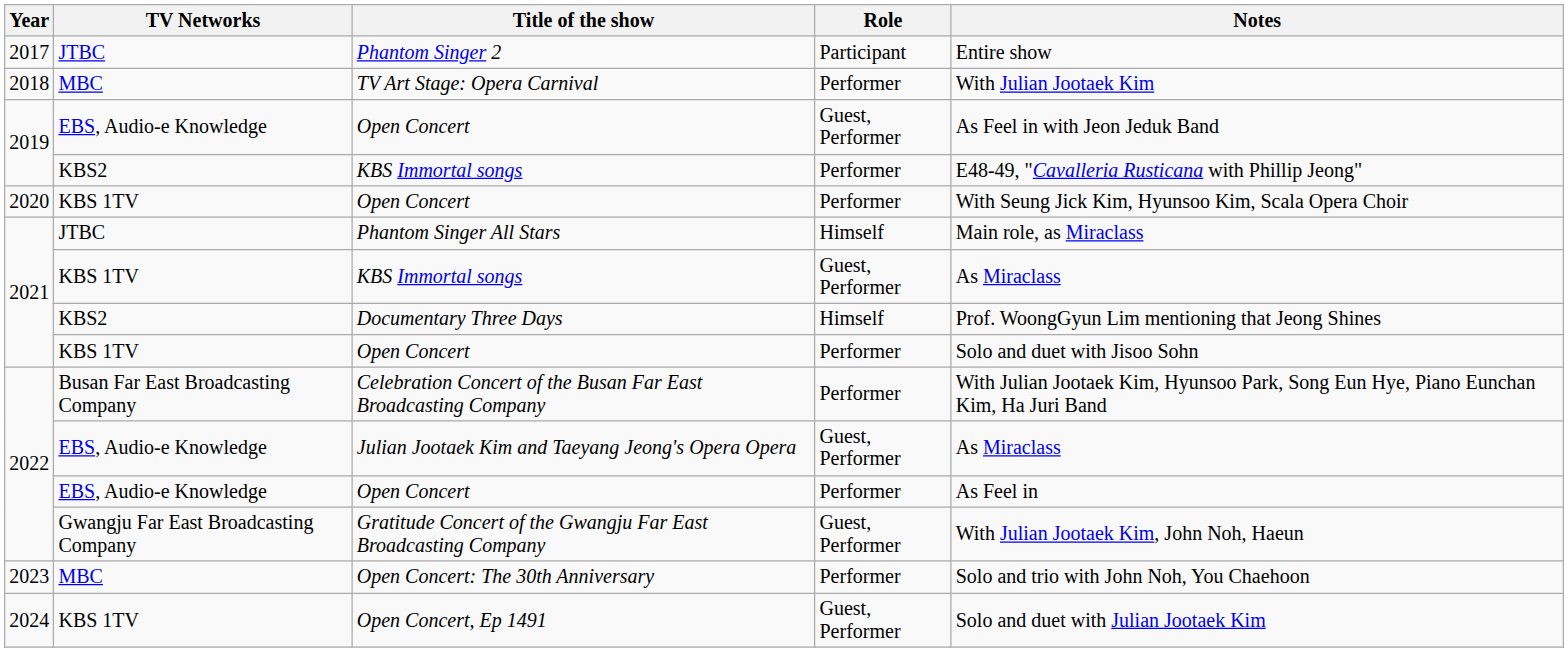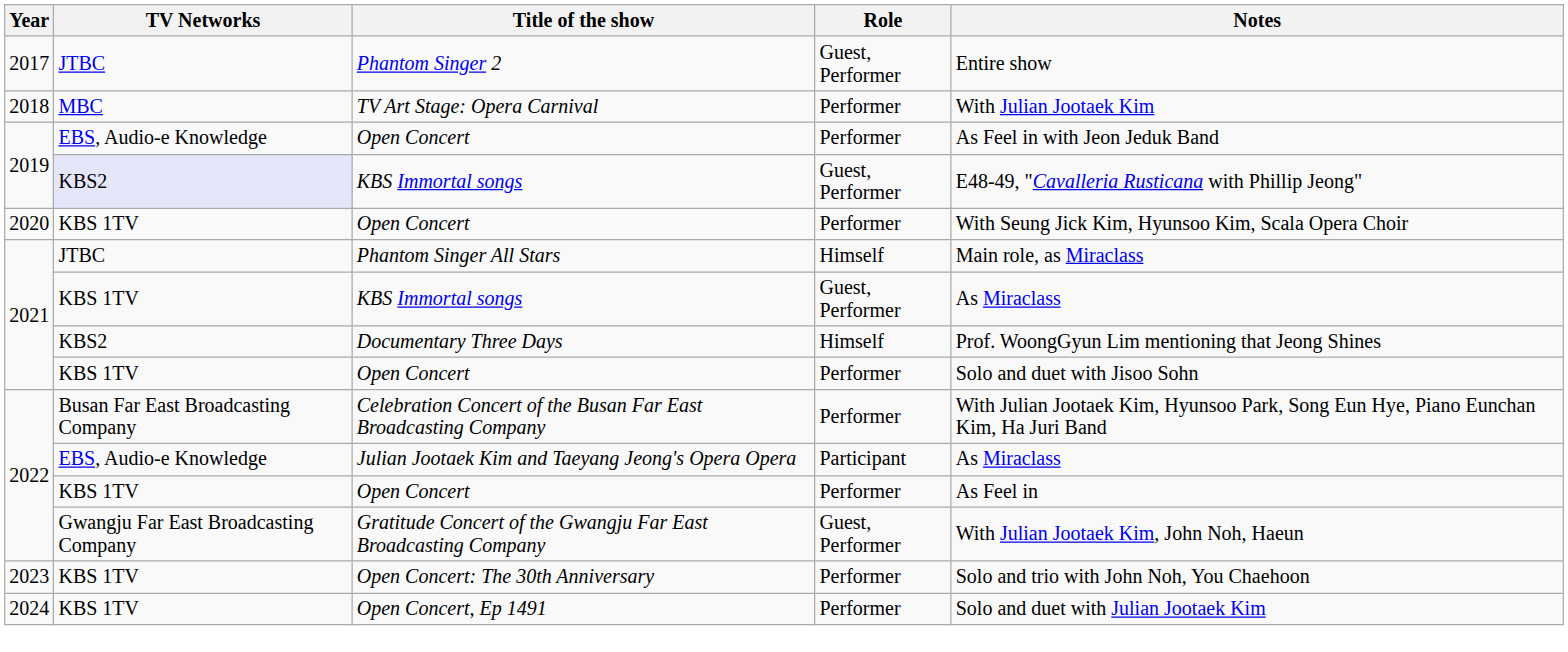(863, 52) Participant -> (860, 63) Guest, Performer
(860, 126) Guest, Performer -> (860, 138) Performer
(83, 169) no background -> (83, 180) lavender background
(860, 169) Performer -> (860, 180) Guest, Performer
(860, 448) Guest, Performer -> (863, 459) Participant
(163, 490) EBS, Audio-e Knowledge -> (99, 490) KBS 1TV
(81, 576) MBC -> (99, 576) KBS 1TV
(860, 619) Guest, Performer -> (860, 608) Performer
